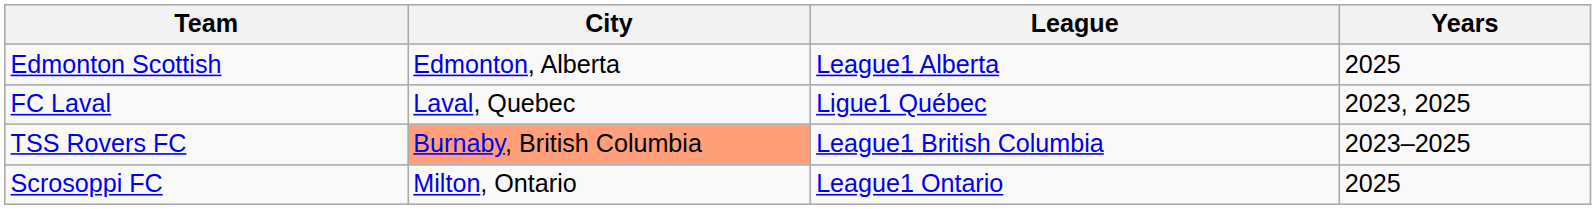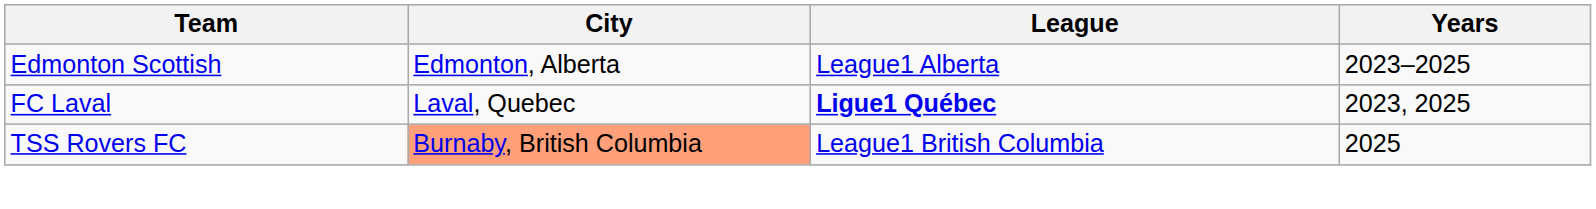(1373, 64) 2025 -> (1408, 64) 2023–2025
(901, 104) normal -> (906, 104) bold
(1408, 143) 2023–2025 -> (1373, 143) 2025
- row: (87, 183)
